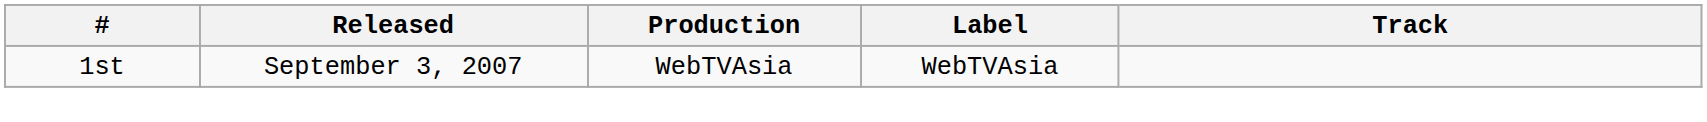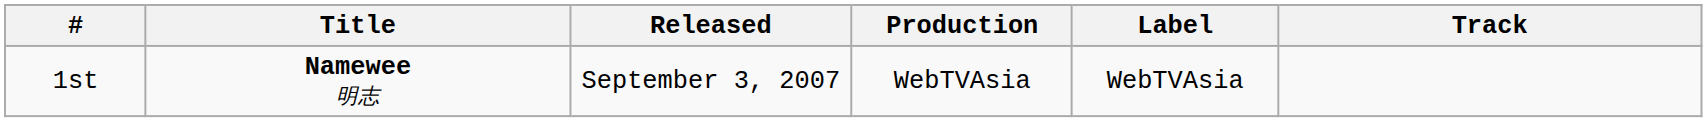+ column: (358, 26)
